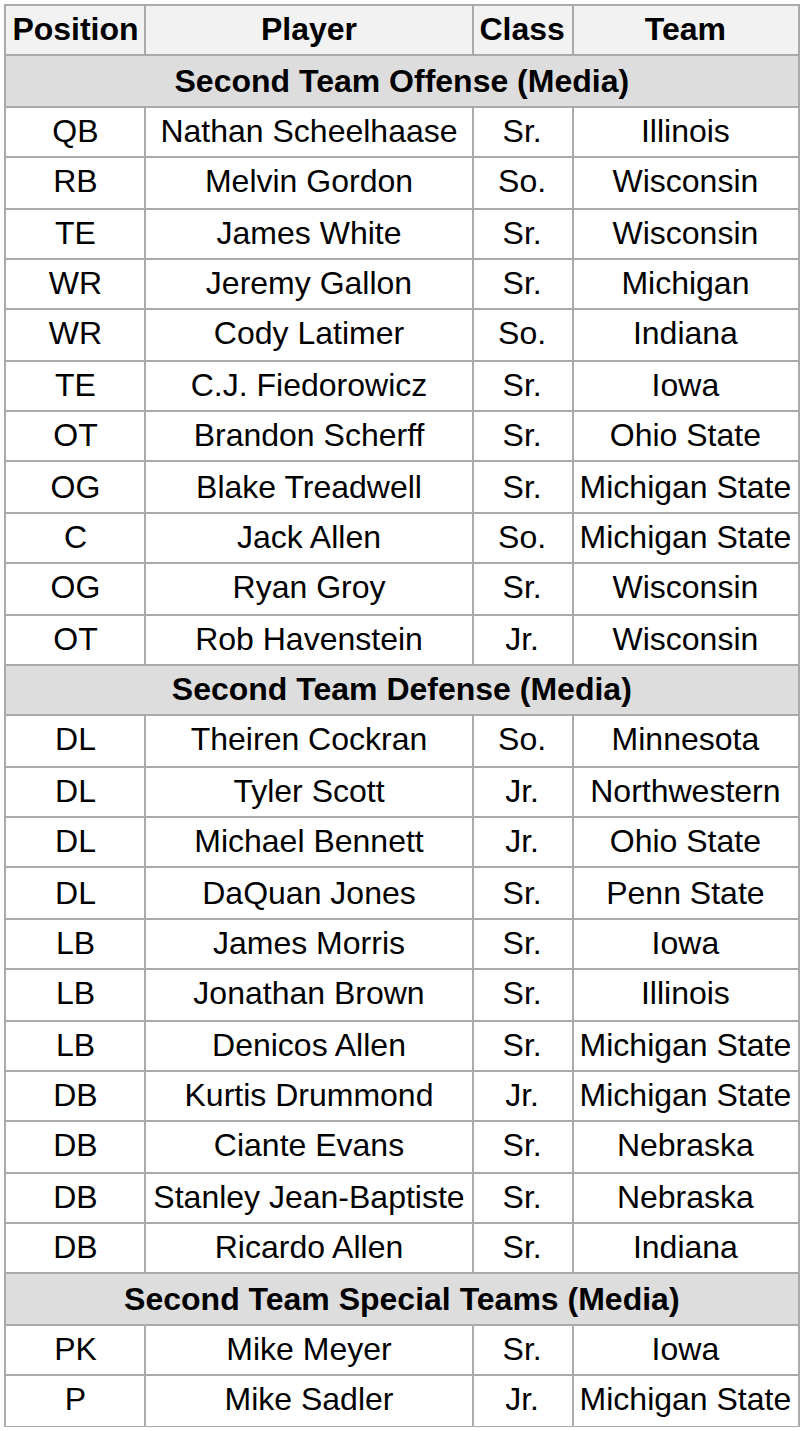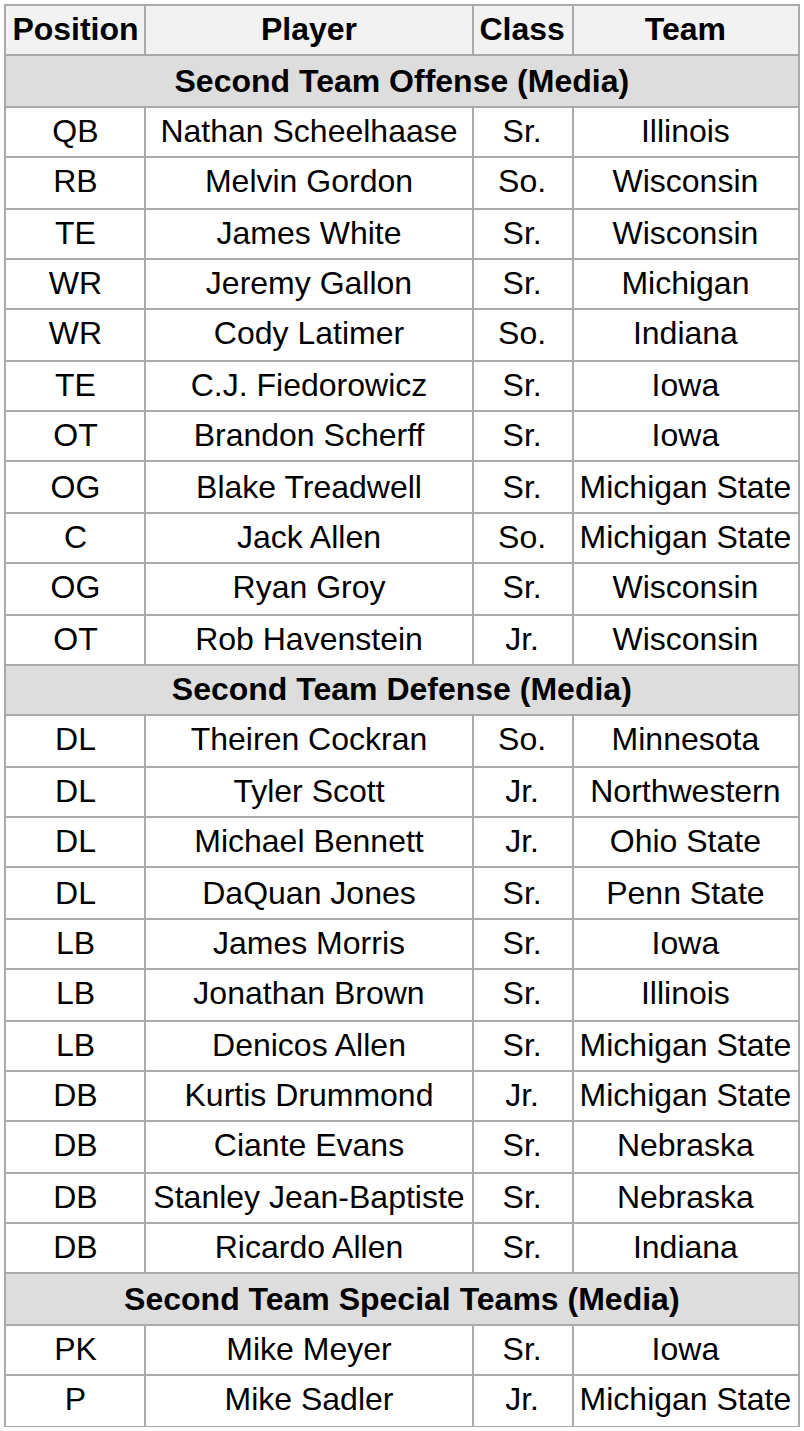(685, 435) Ohio State -> (685, 435) Iowa
